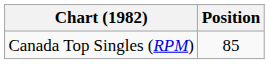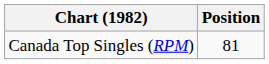(231, 44) 85 -> (231, 44) 81
